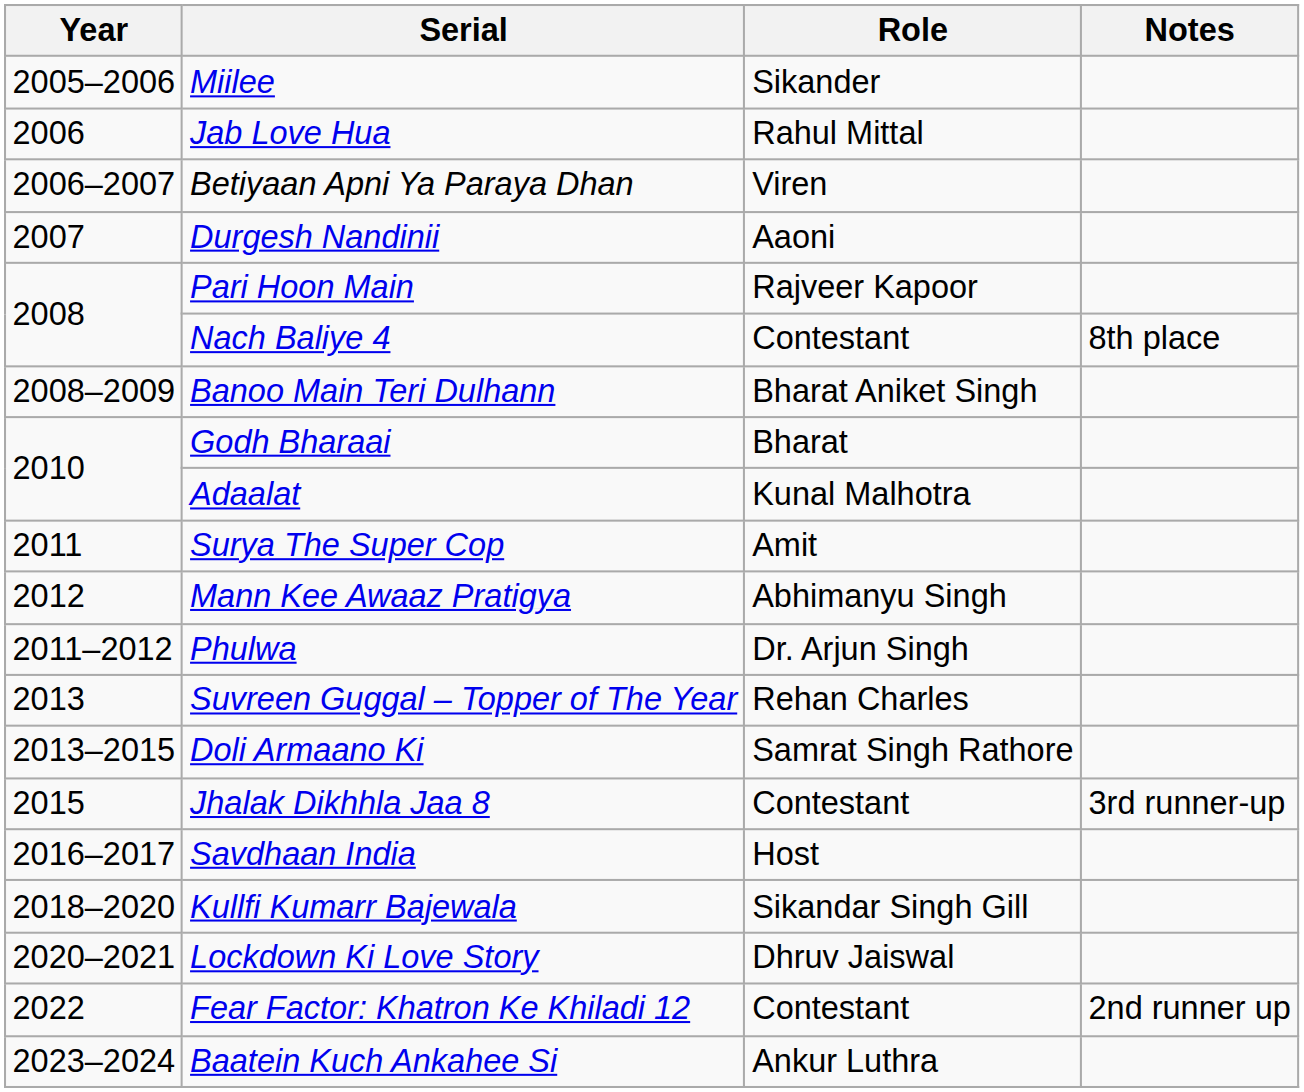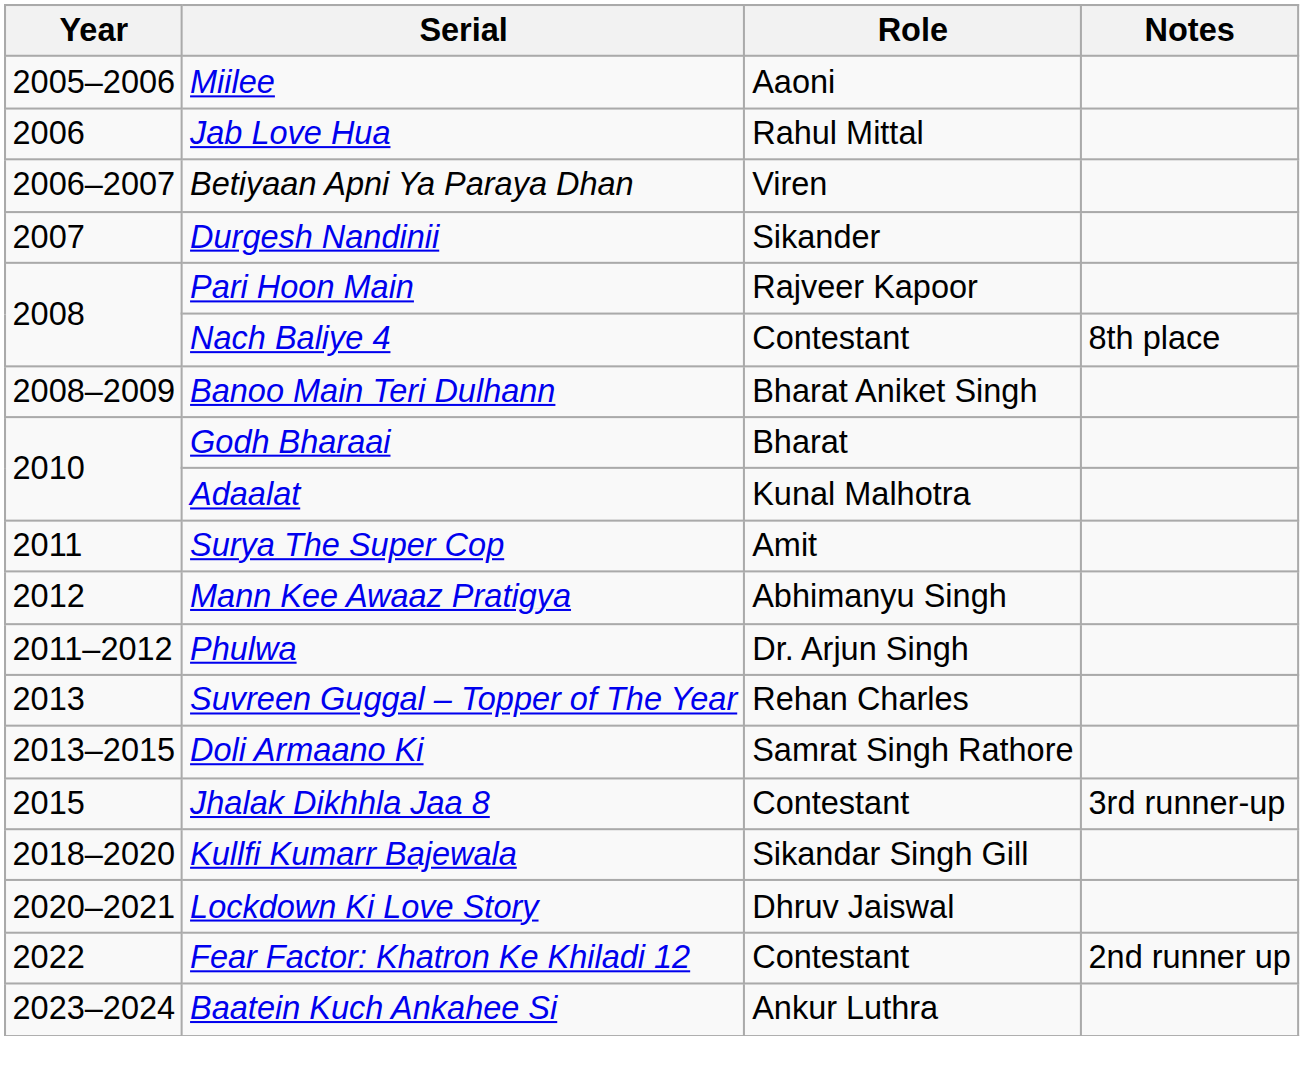(816, 81) Sikander -> (794, 81) Aaoni
(794, 236) Aaoni -> (816, 236) Sikander
- row: (303, 854)
